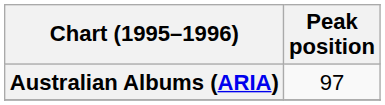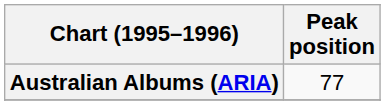(332, 81) 97 -> (332, 81) 77
